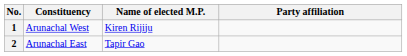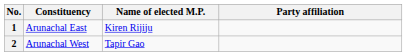(57, 28) Arunachal West -> (56, 28) Arunachal East
(56, 43) Arunachal East -> (57, 43) Arunachal West
